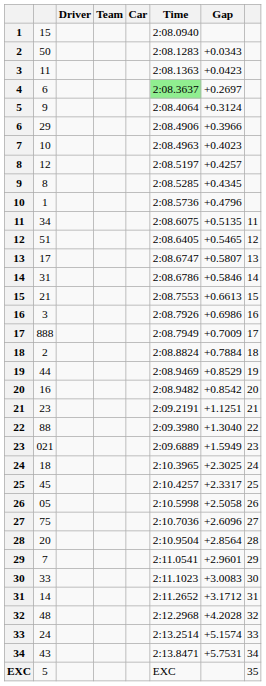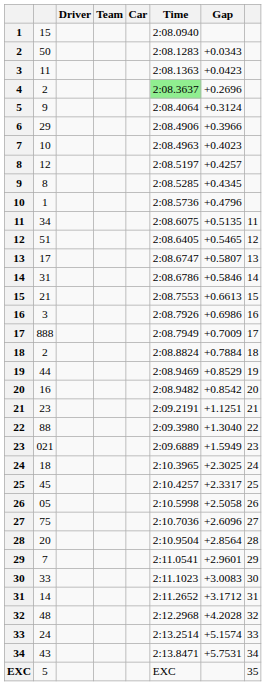(45, 89) 6 -> (45, 89) 2
(223, 89) +0.2697 -> (223, 89) +0.2696
